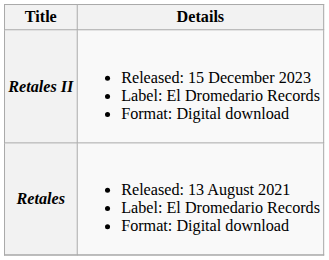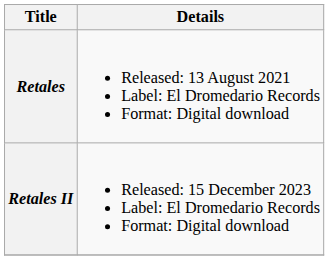rows swapped: (41, 198) <-> (41, 86)
